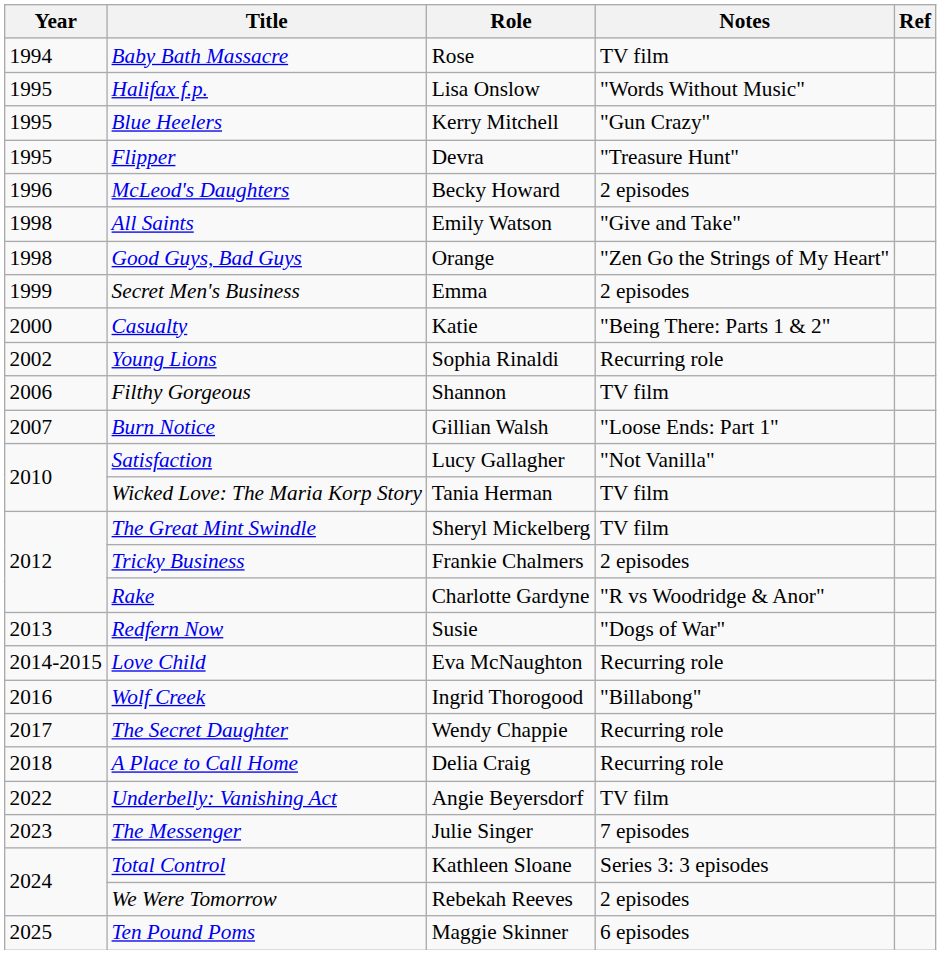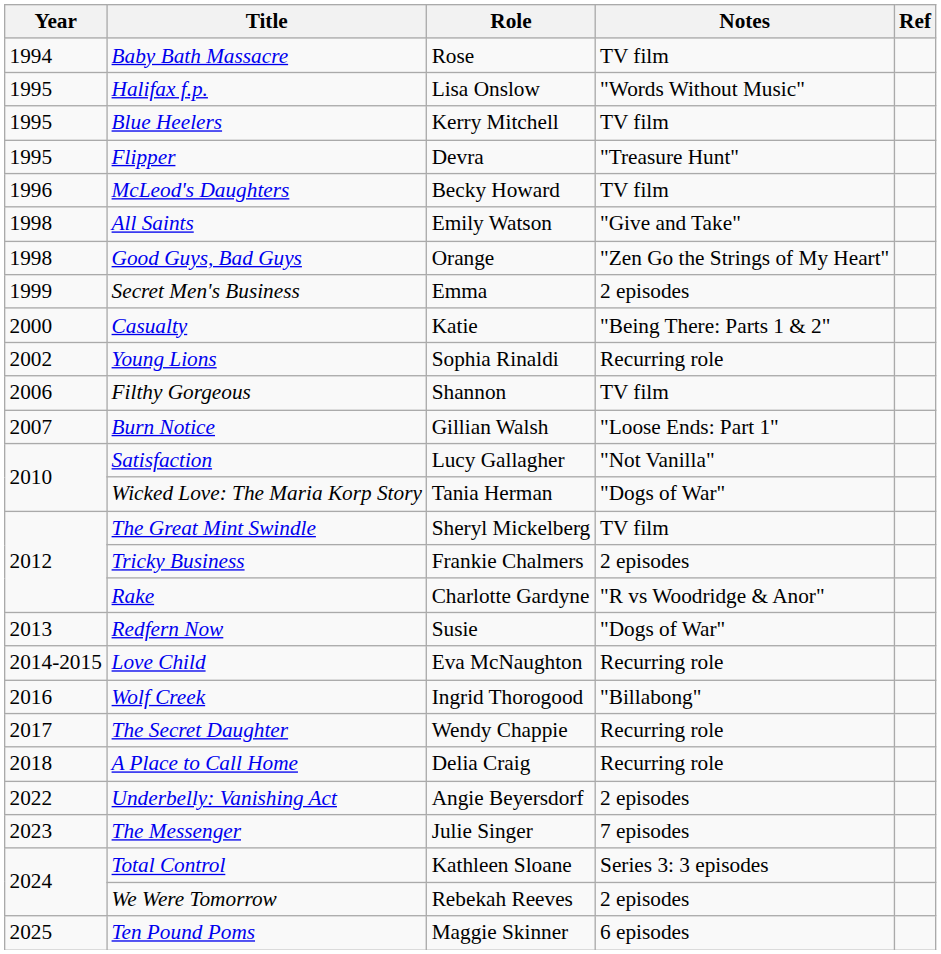(655, 122) "Gun Crazy" -> (634, 122) TV film
(645, 190) 2 episodes -> (634, 190) TV film
(634, 493) TV film -> (663, 493) "Dogs of War"
(634, 797) TV film -> (645, 797) 2 episodes
